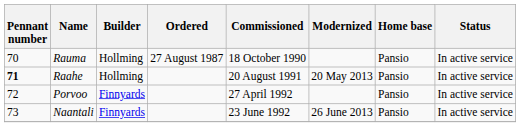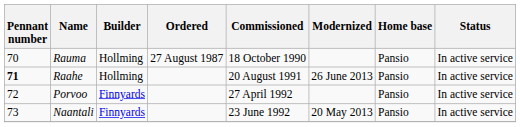(342, 76) 20 May 2013 -> (342, 76) 26 June 2013
(342, 112) 26 June 2013 -> (342, 112) 20 May 2013
